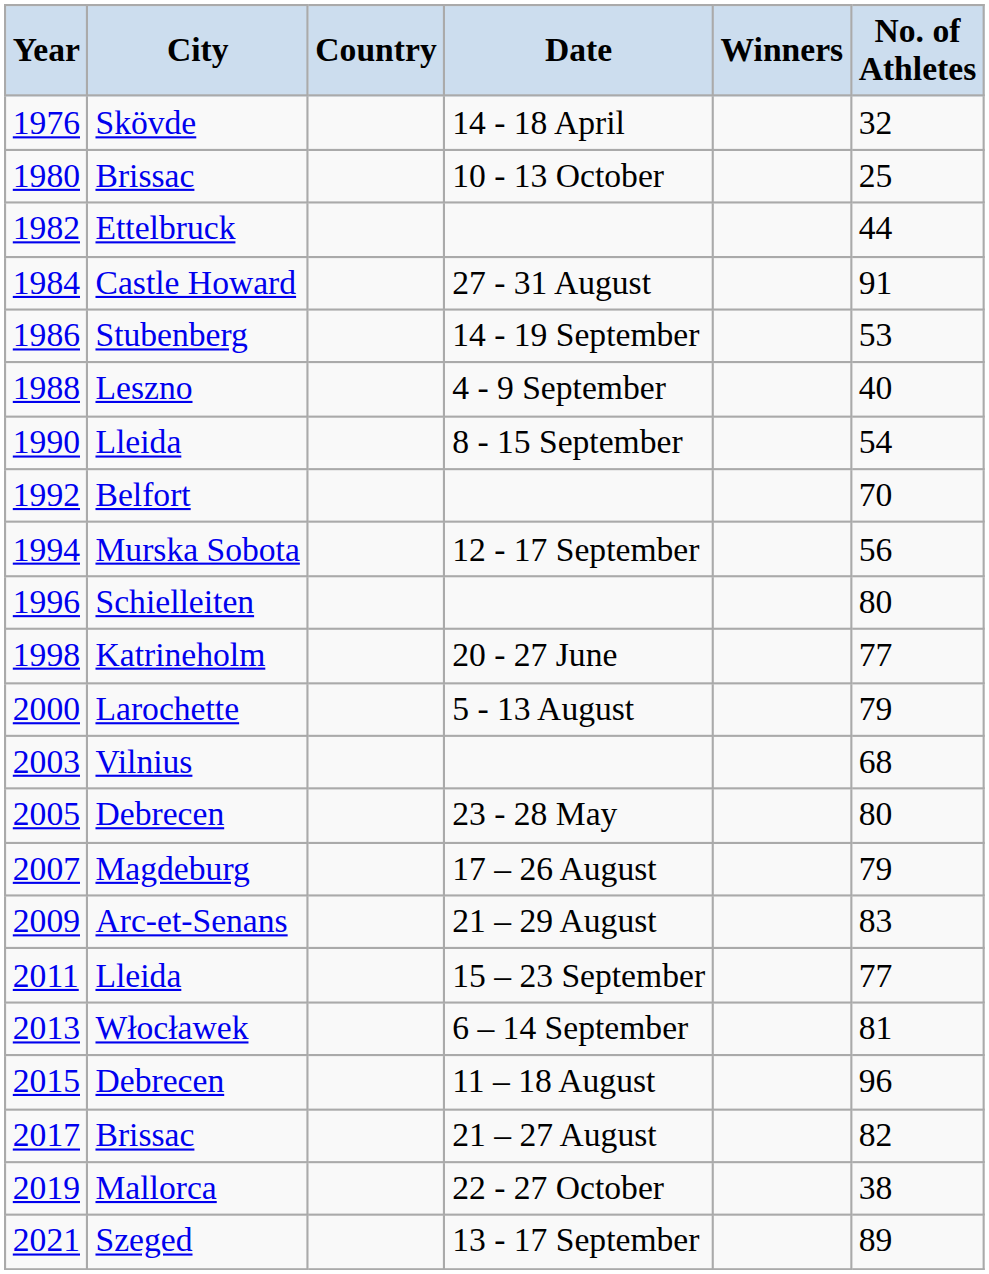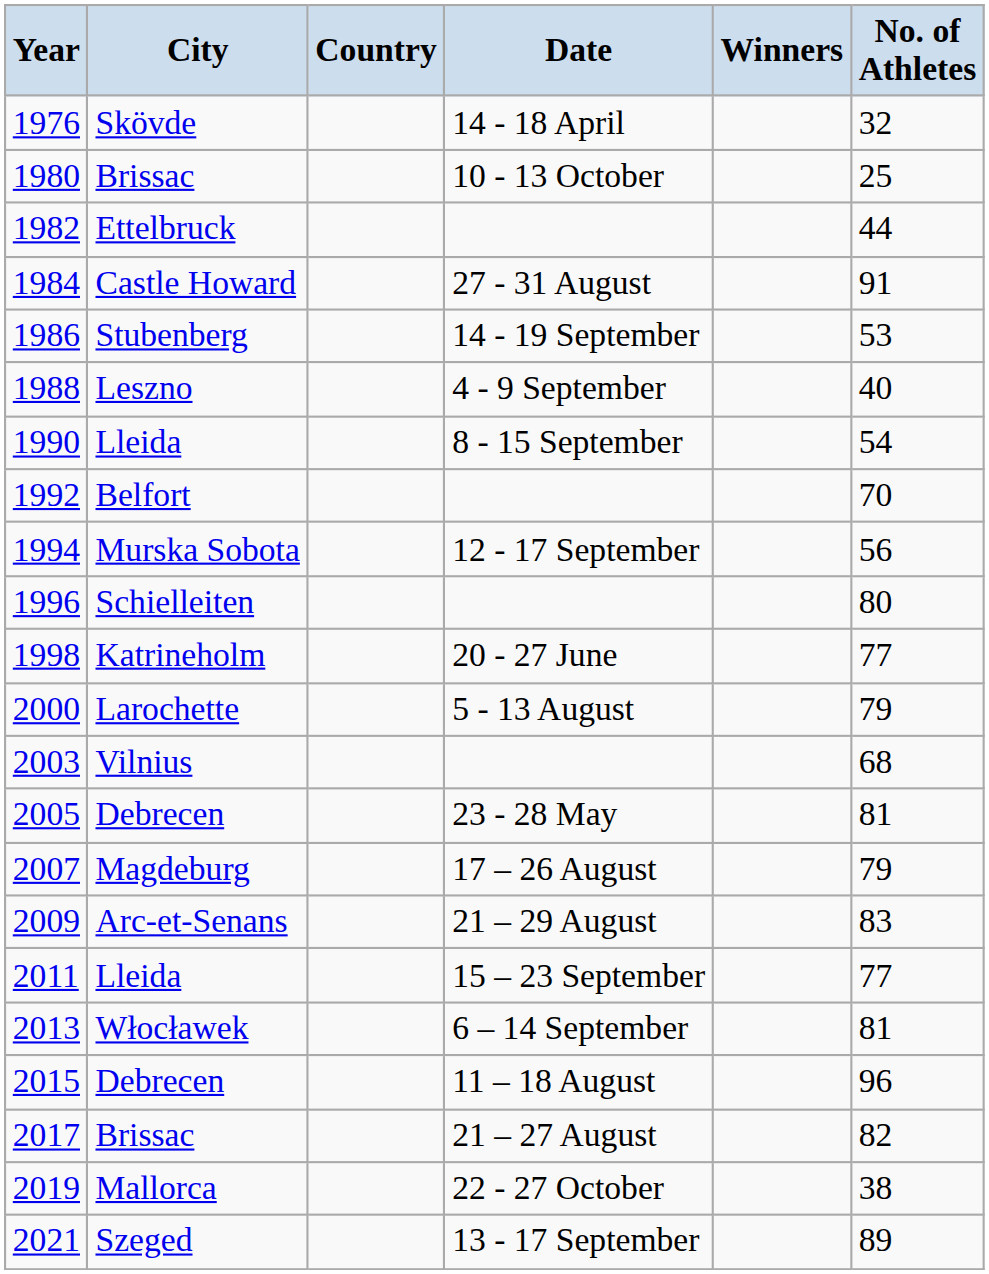(875, 814) 80 -> (875, 814) 81
